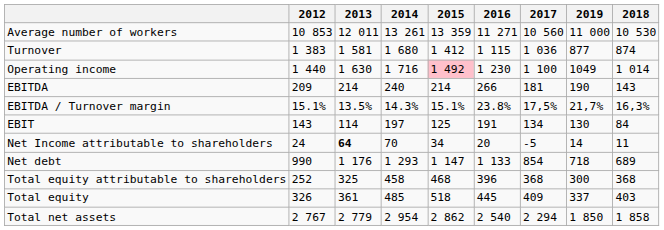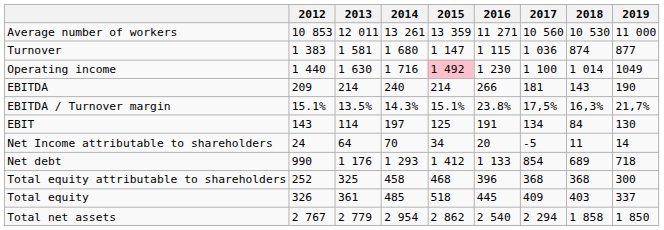columns swapped: (636, 14) <-> (590, 14)
(447, 51) 1 412 -> (447, 51) 1 147
(345, 143) bold -> (345, 143) normal
(447, 161) 1 147 -> (447, 161) 1 412
